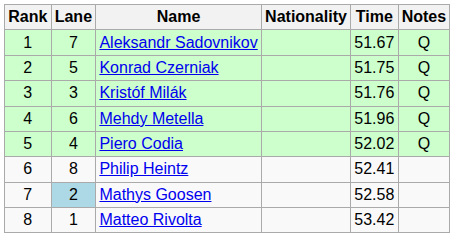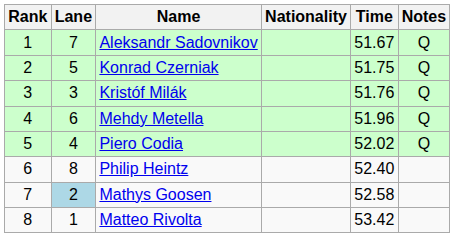(374, 169) 52.41 -> (374, 169) 52.40
